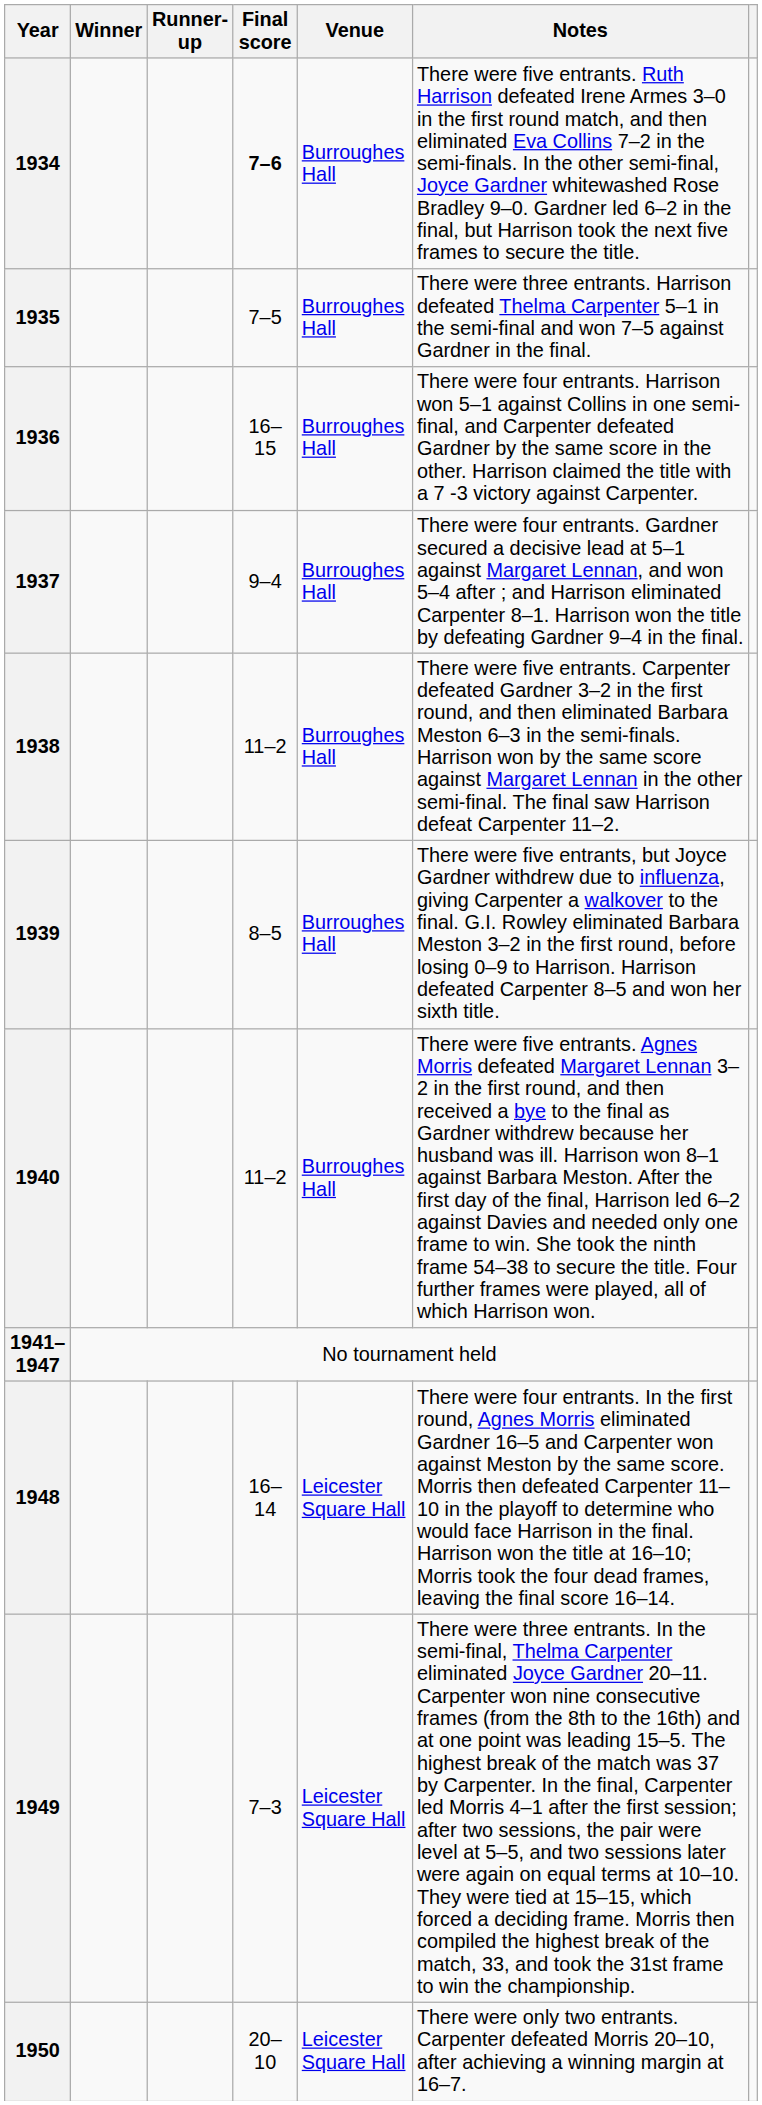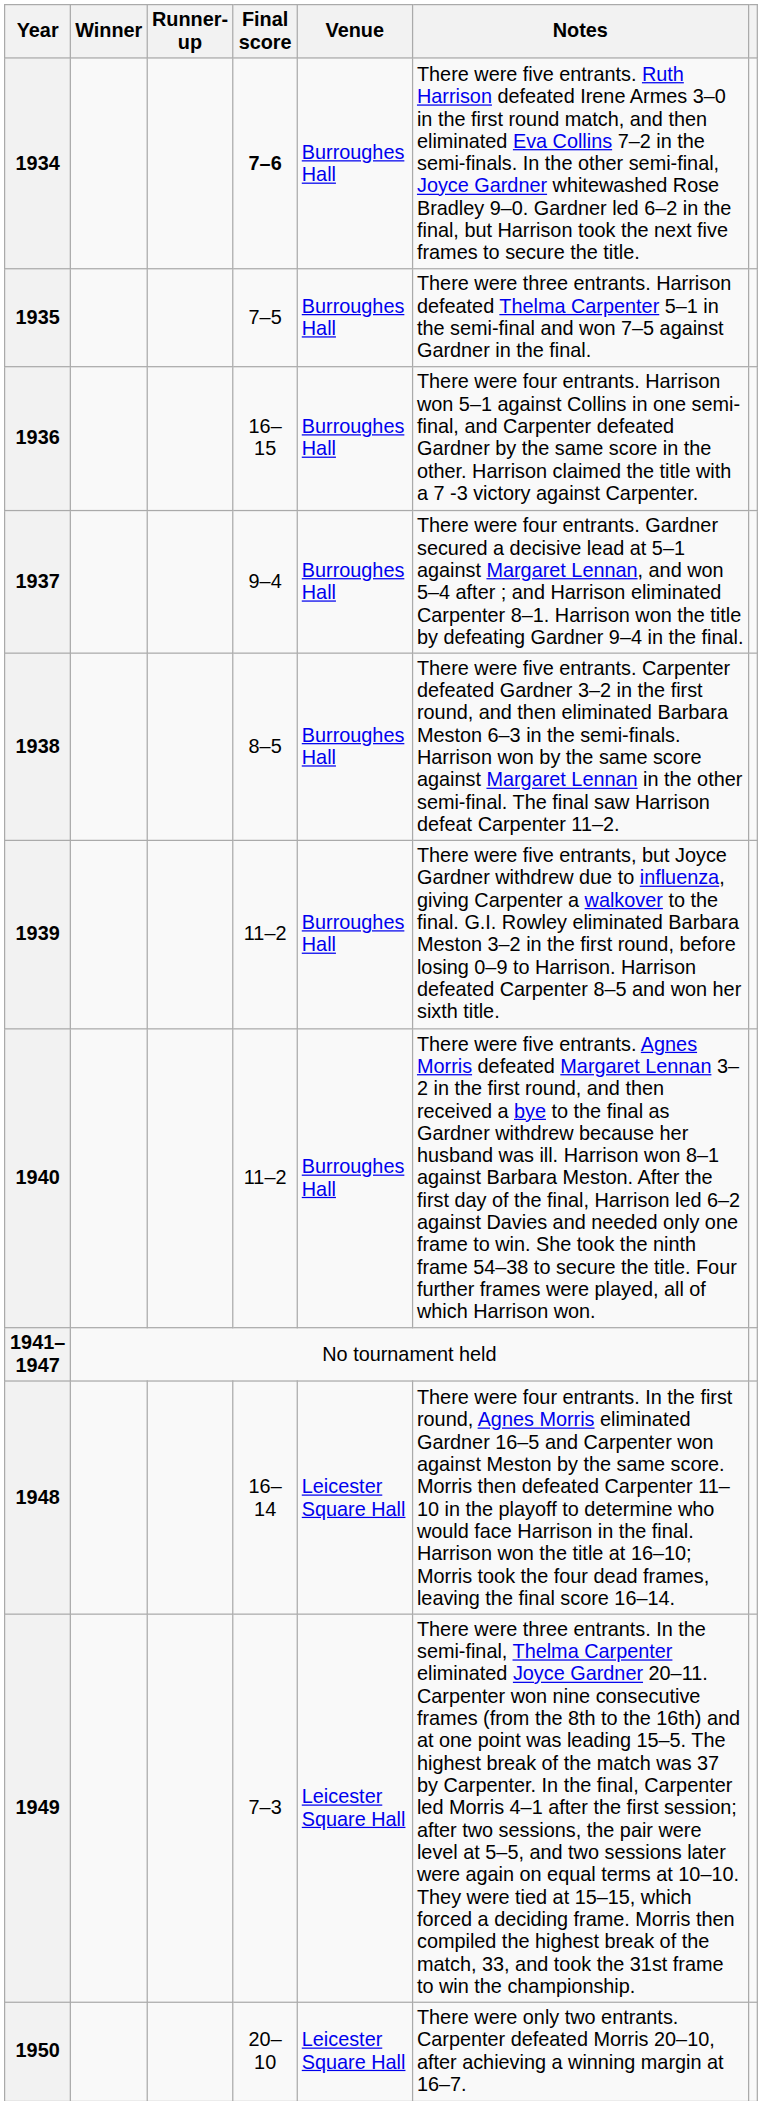(265, 746) 11–2 -> (265, 746) 8–5
(265, 934) 8–5 -> (265, 934) 11–2
